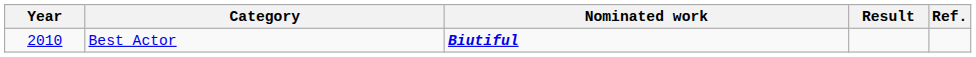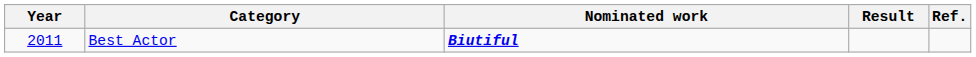(45, 40) 2010 -> (45, 40) 2011
